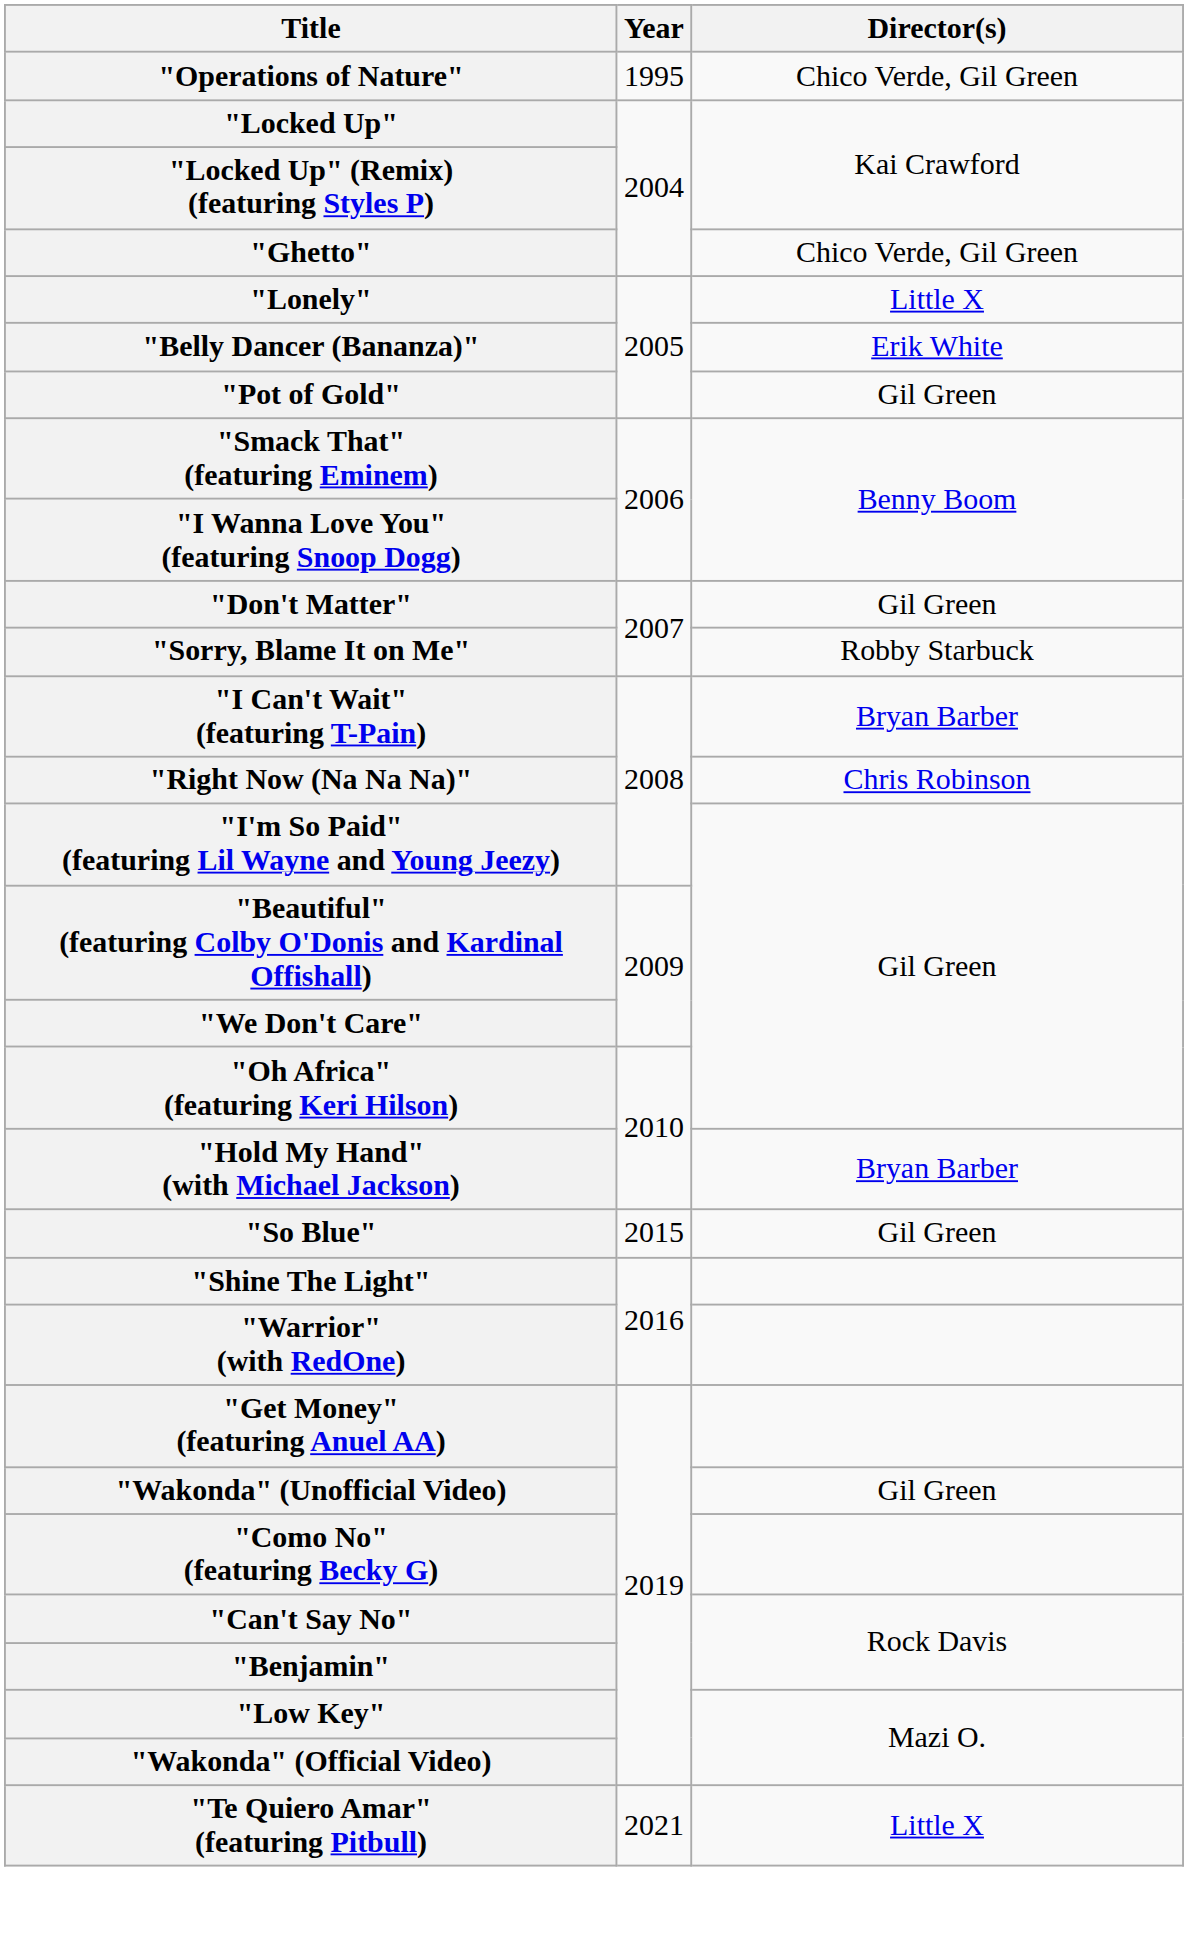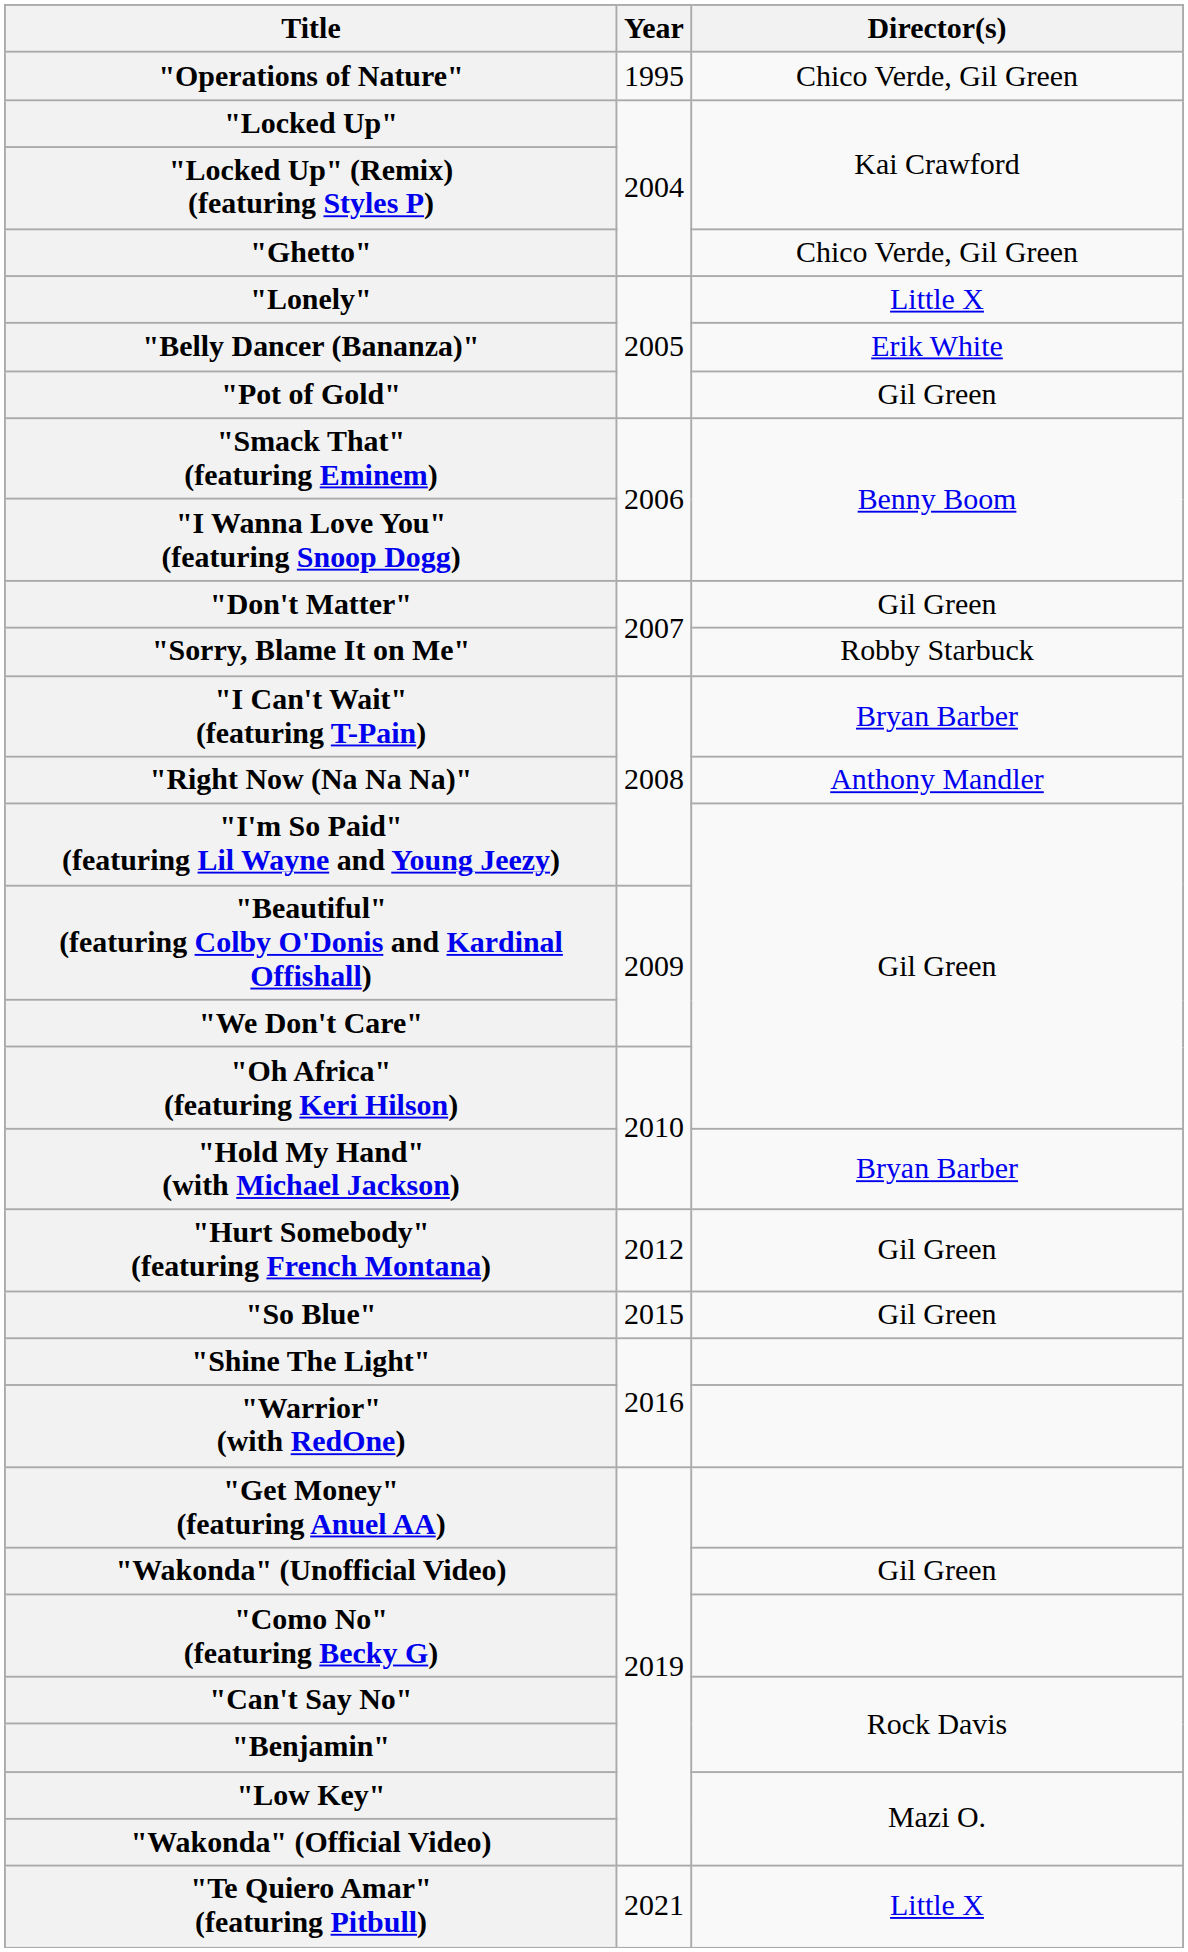(937, 779) Chris Robinson -> (937, 779) Anthony Mandler
+ row: (311, 1249)
